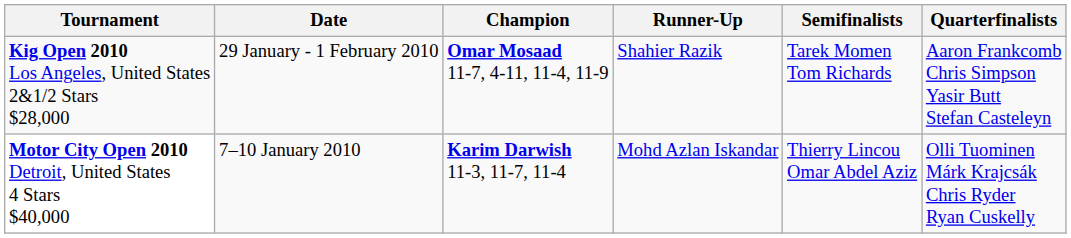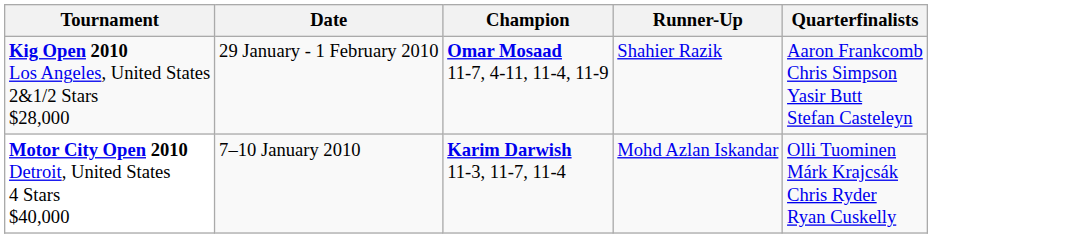- column: (852, 20)
